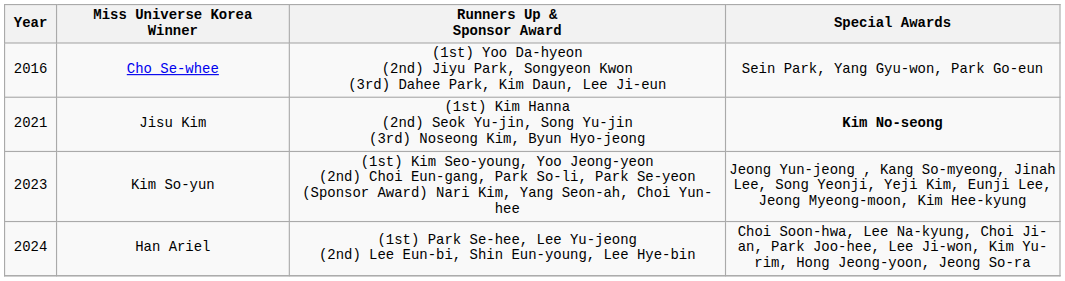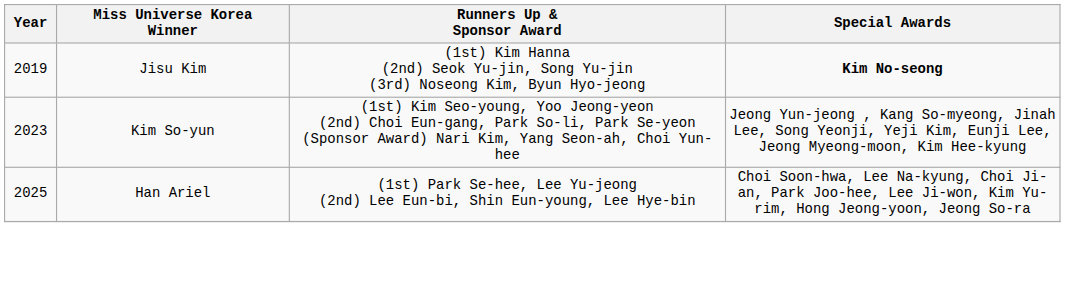- row: (173, 70)
(31, 125) 2021 -> (31, 70) 2019
(31, 249) 2024 -> (31, 195) 2025
